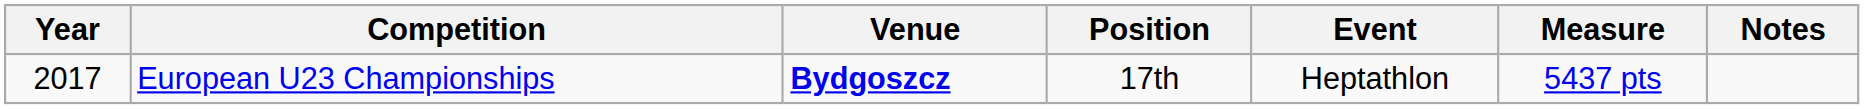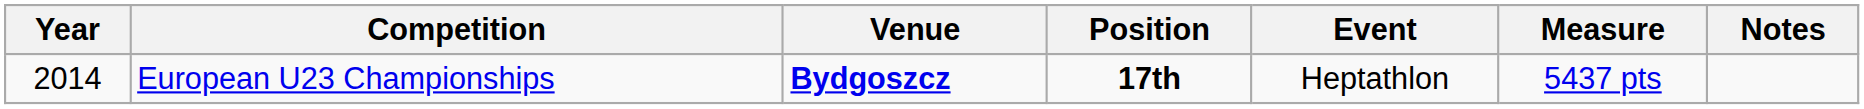(68, 78) 2017 -> (68, 78) 2014
(1150, 78) normal -> (1150, 78) bold
